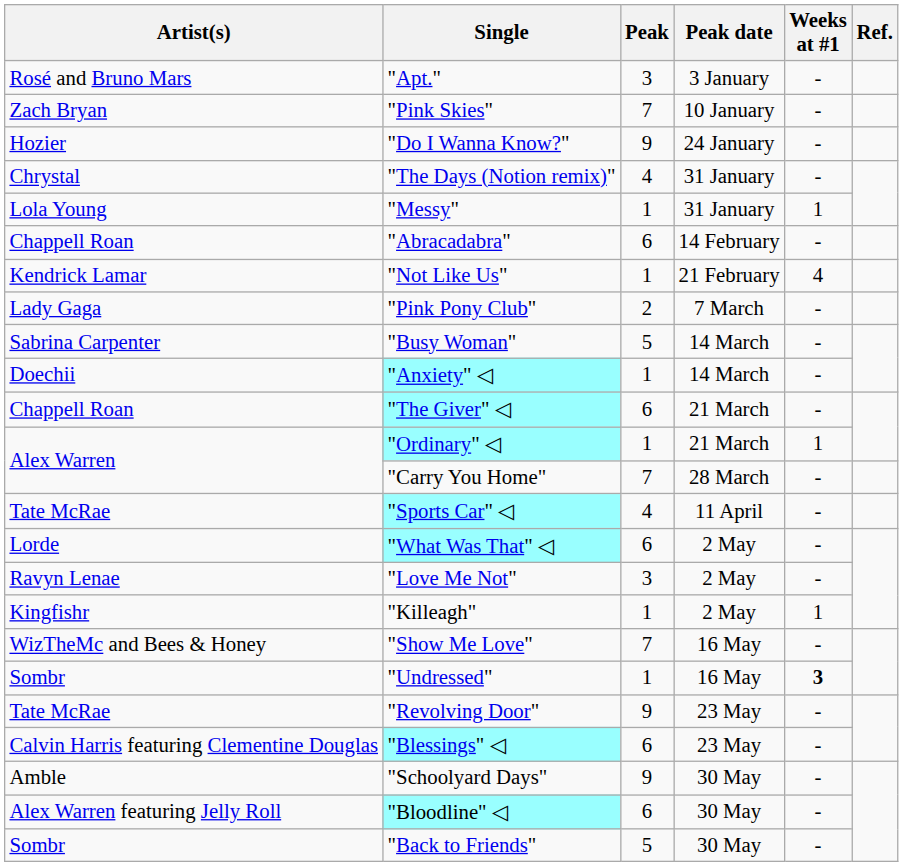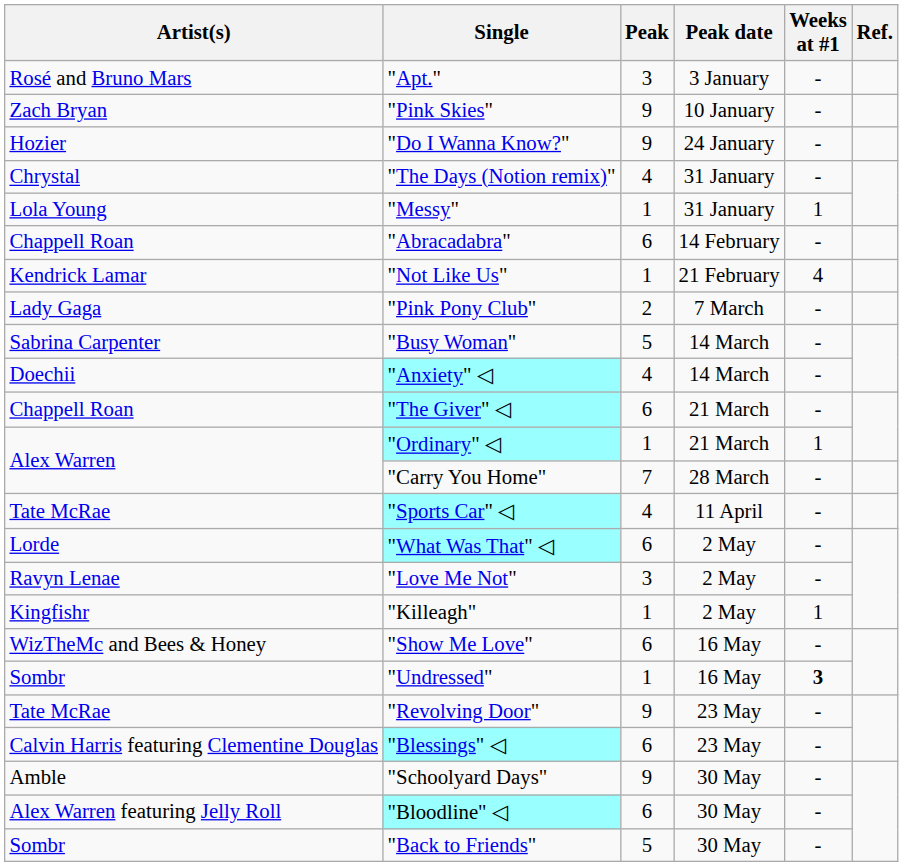(647, 110) 7 -> (647, 110) 9
(647, 374) 1 -> (647, 374) 4
(647, 644) 7 -> (647, 644) 6
